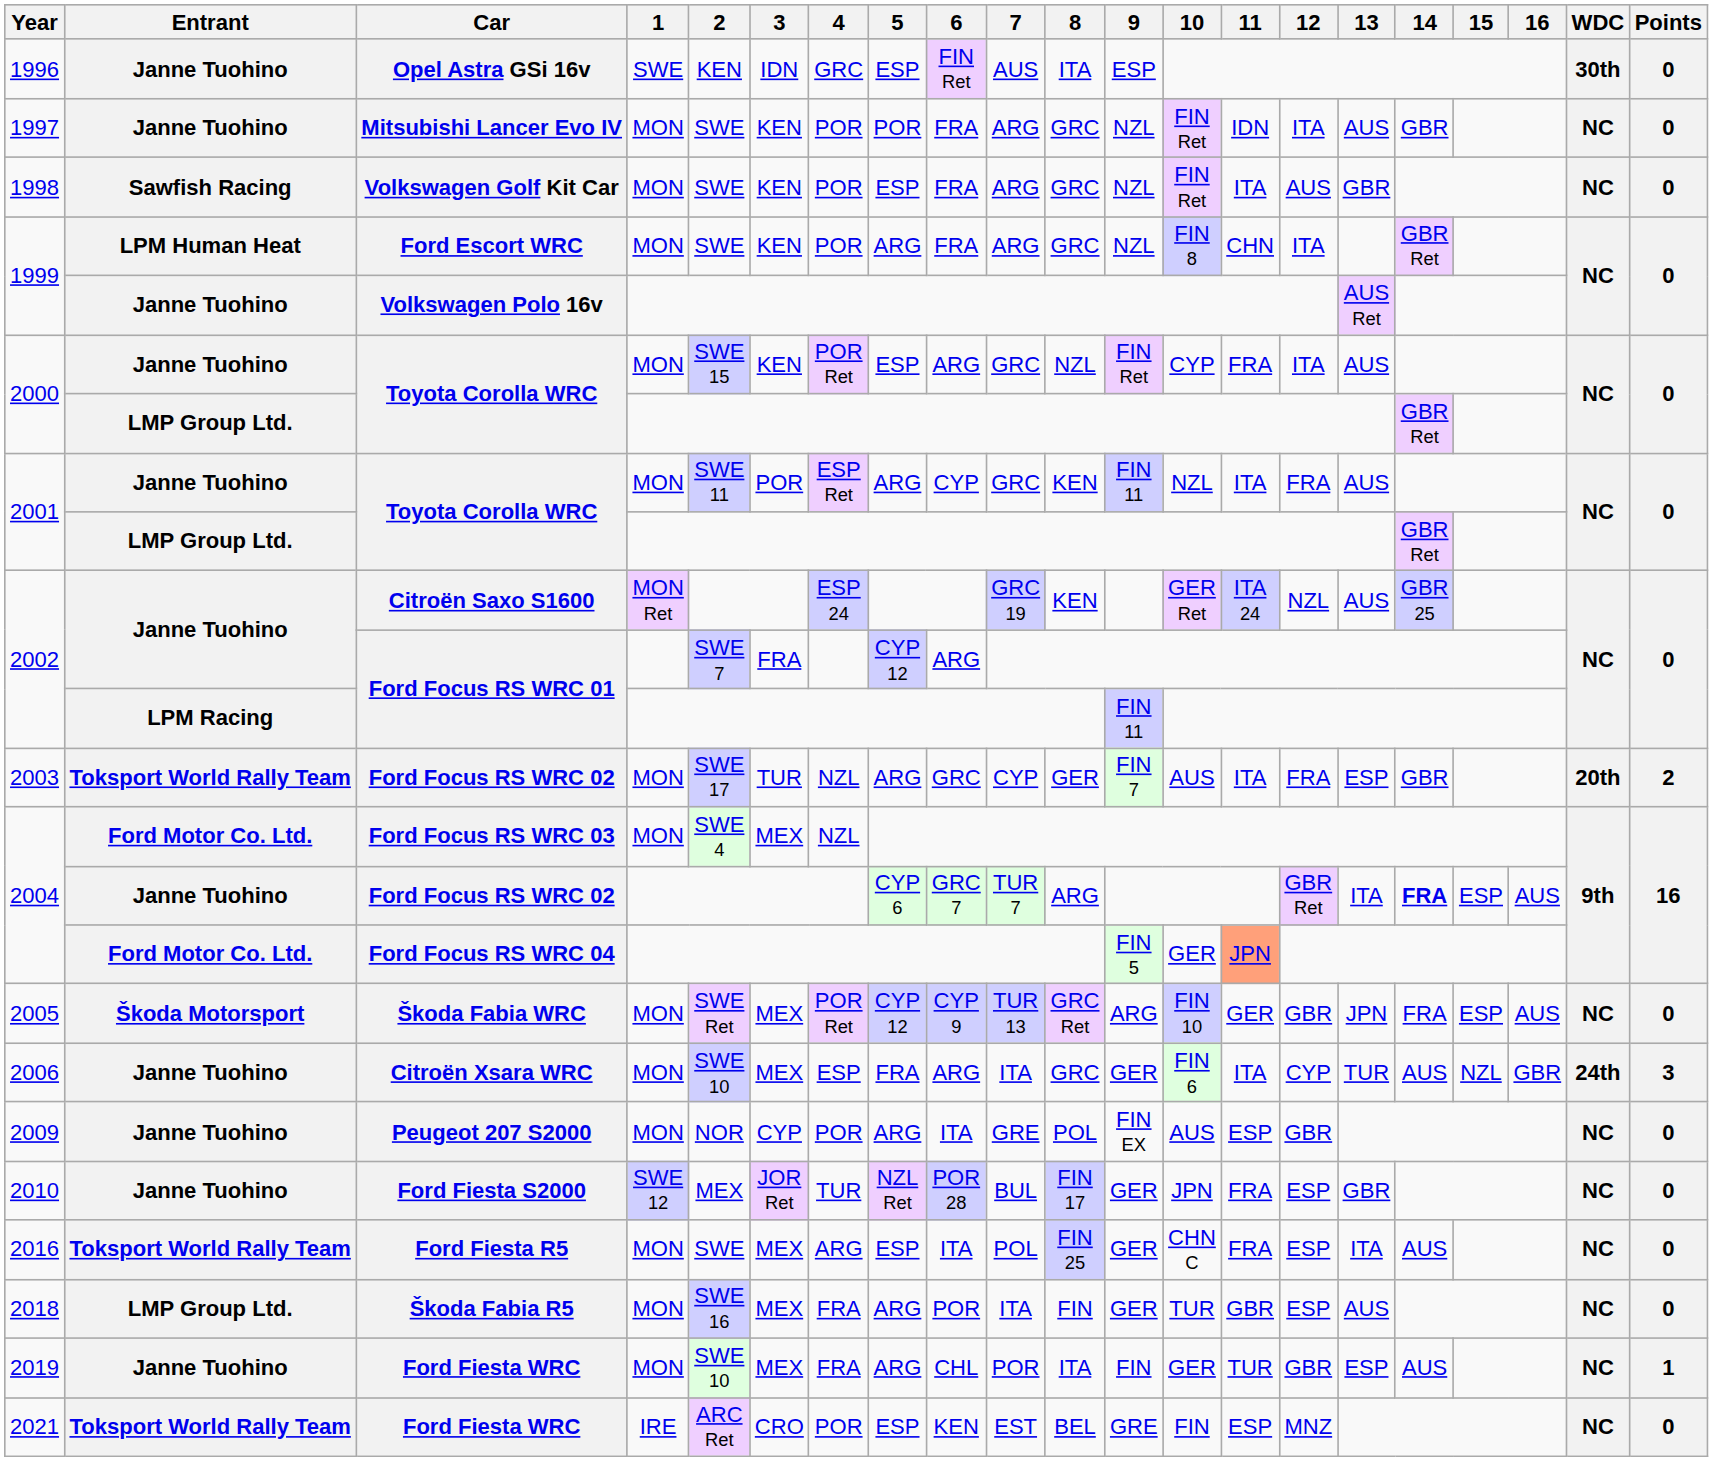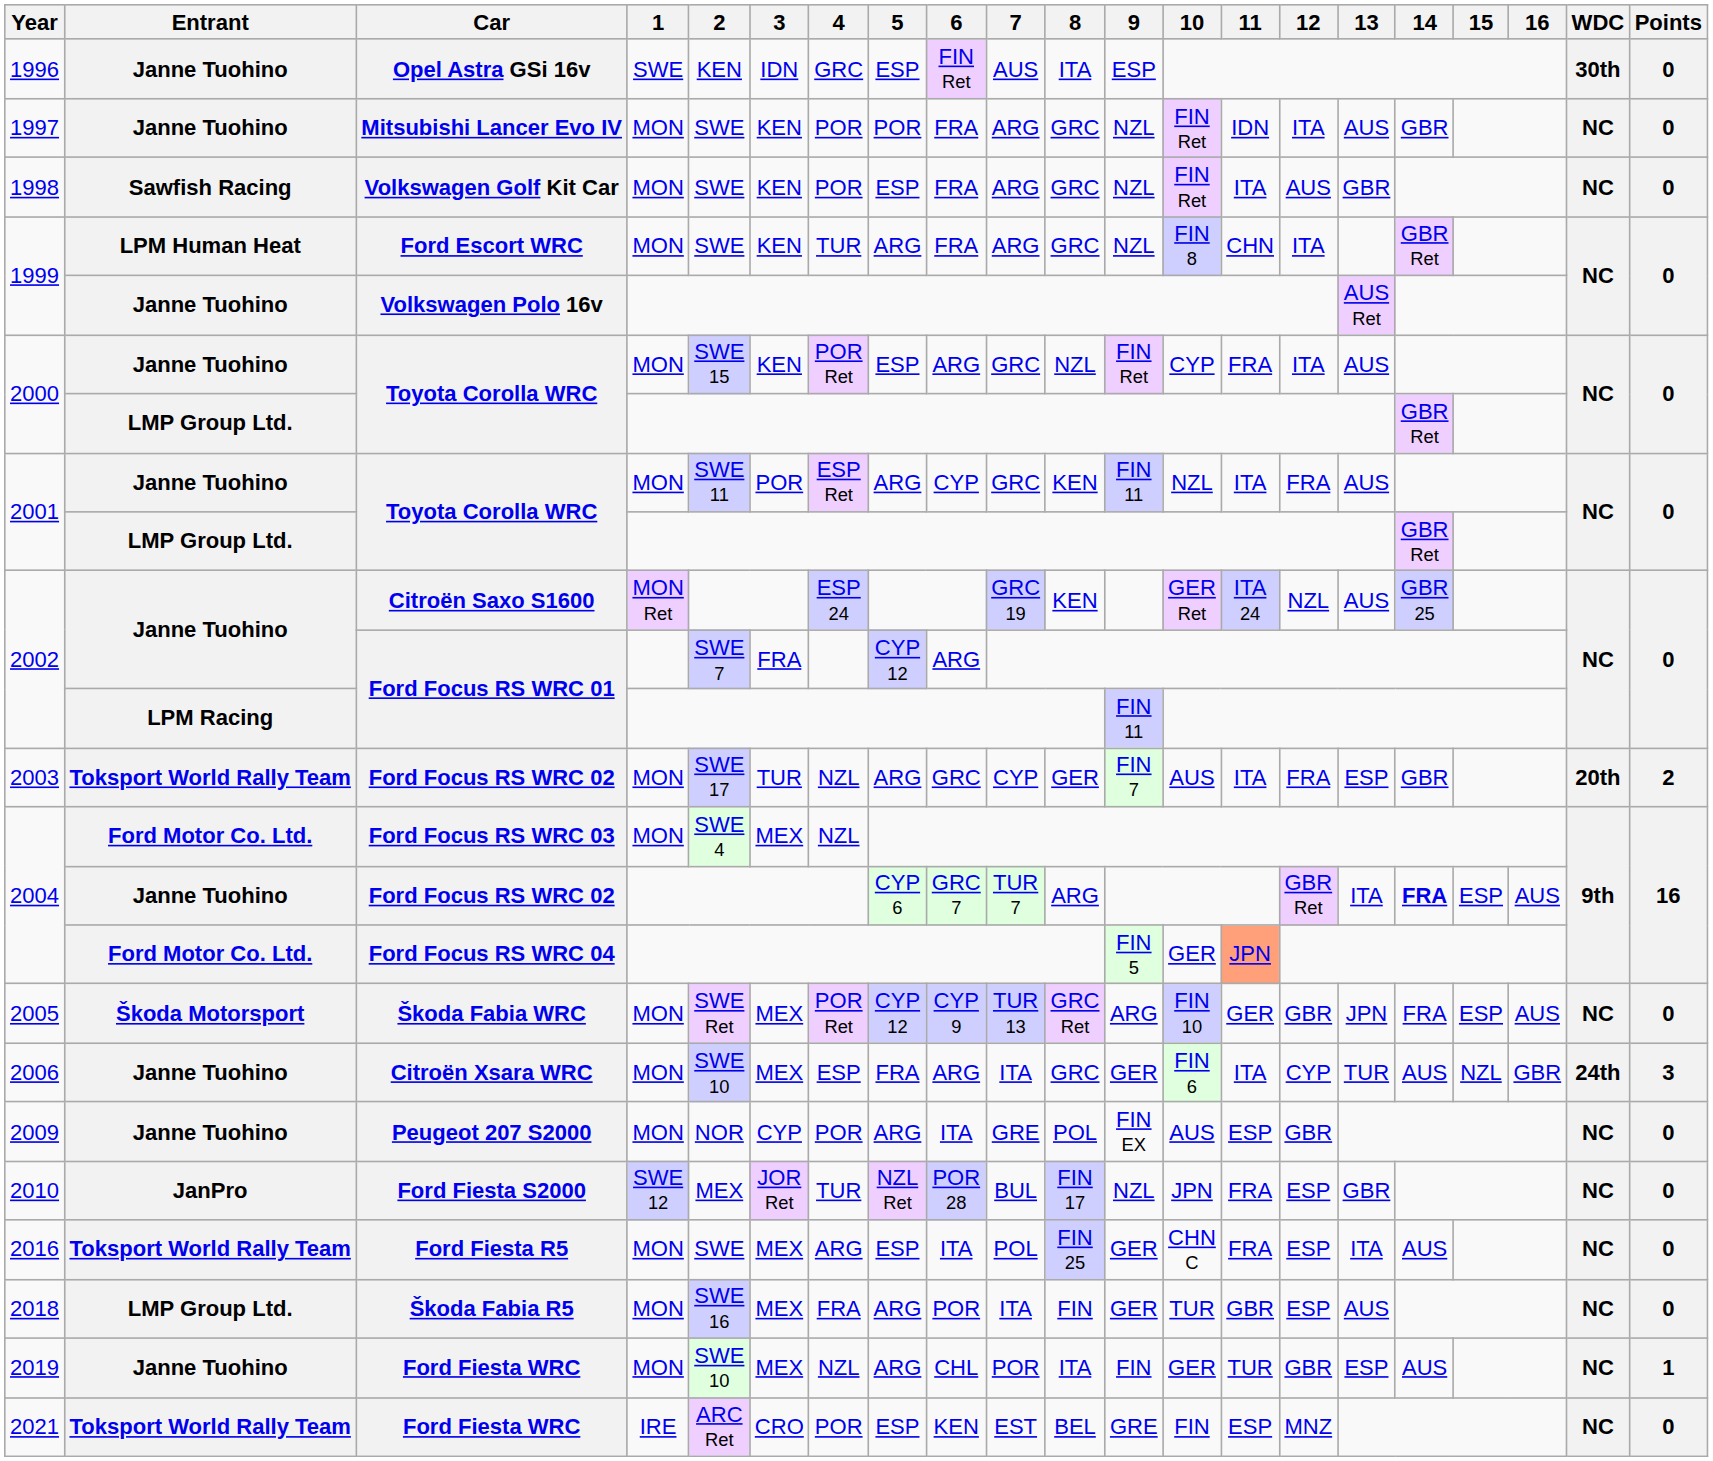(839, 246) POR -> (839, 246) TUR
(210, 1190) Janne Tuohino -> (210, 1190) JanPro
(1134, 1190) GER -> (1134, 1190) NZL
(839, 1367) FRA -> (839, 1367) NZL
